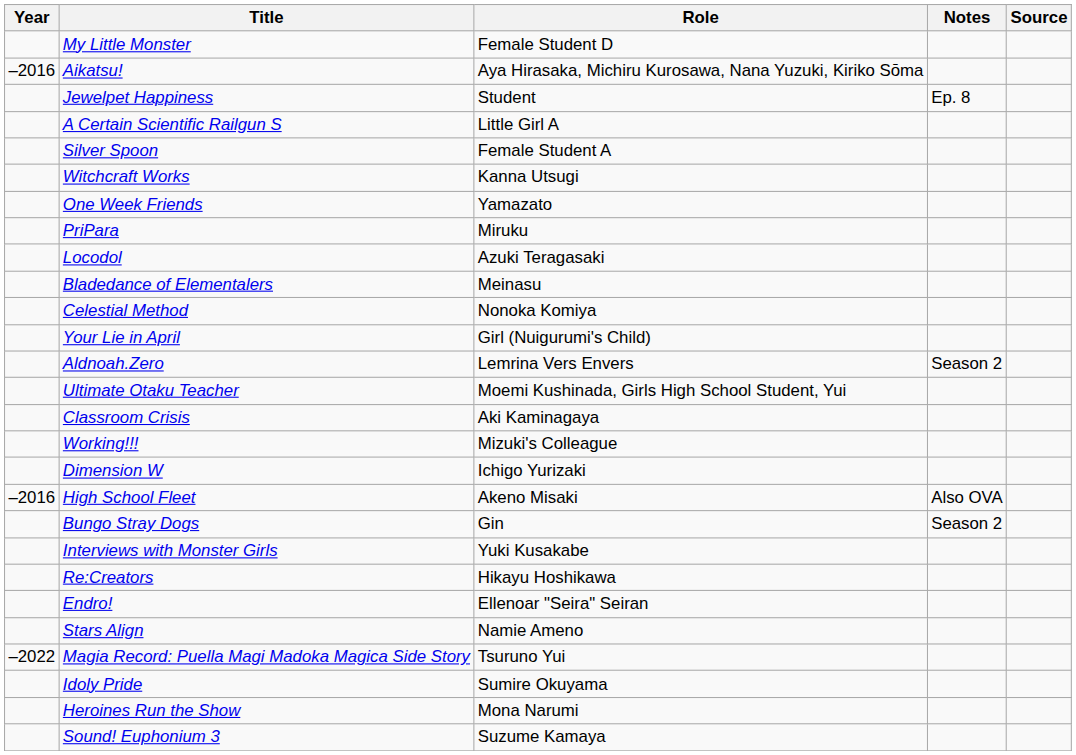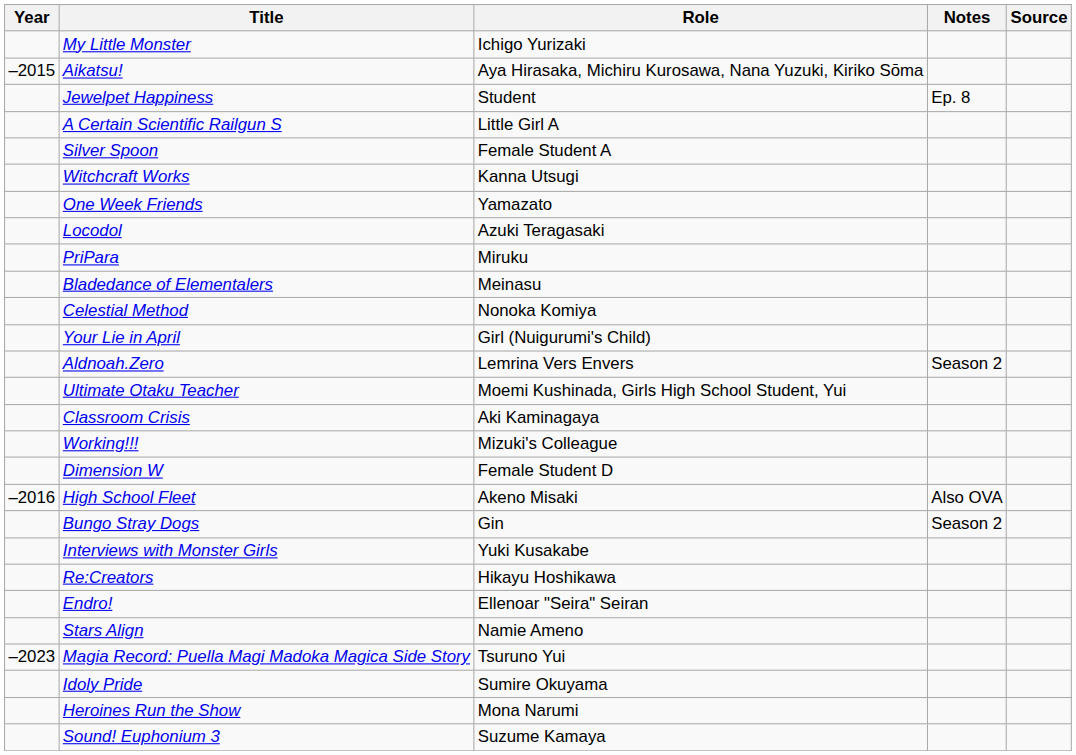(545, 44) Female Student D -> (532, 44) Ichigo Yurizaki
(32, 71) –2016 -> (32, 71) –2015
rows swapped: (92, 257) <-> (91, 230)
(532, 470) Ichigo Yurizaki -> (545, 470) Female Student D
(32, 657) –2022 -> (32, 657) –2023
